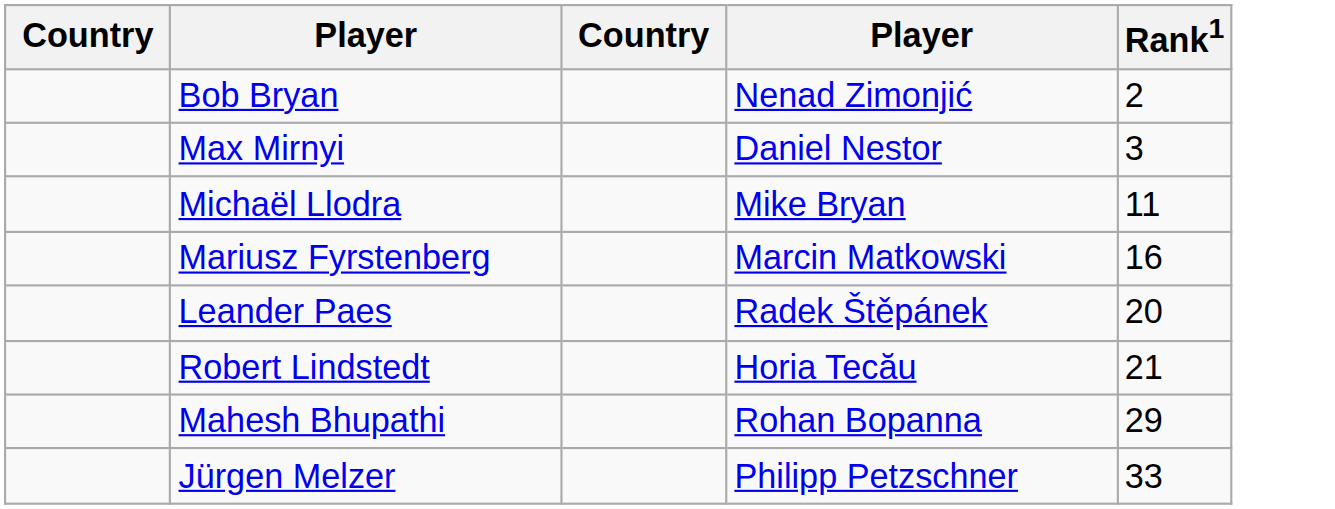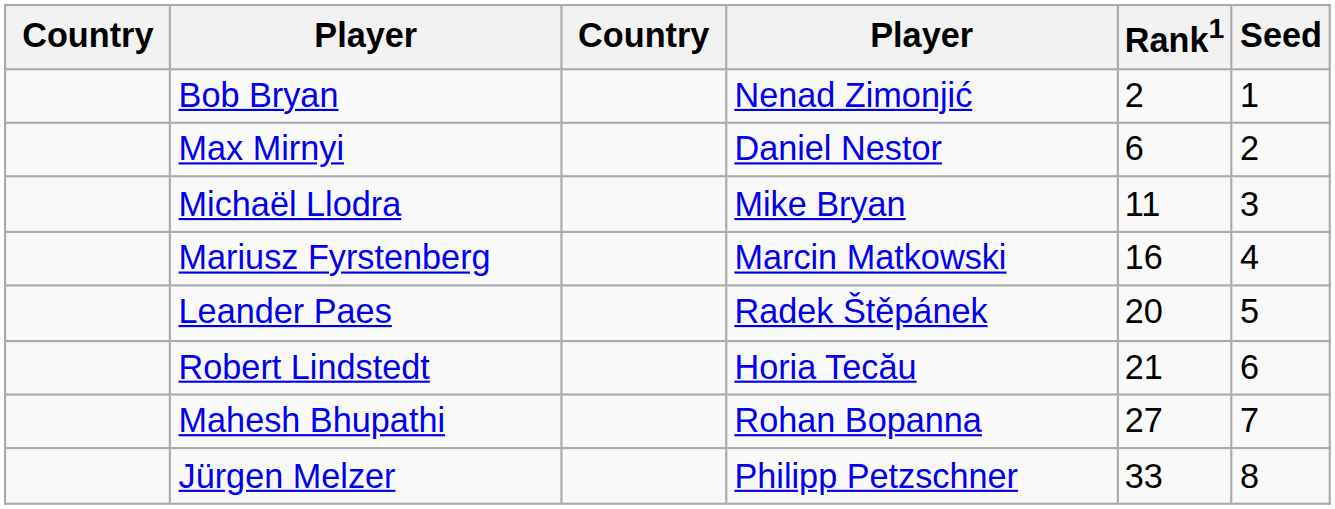+ column: (1281, 36)
(1134, 149) 3 -> (1134, 149) 6
(1144, 421) 29 -> (1144, 421) 27
